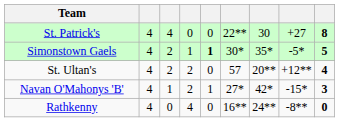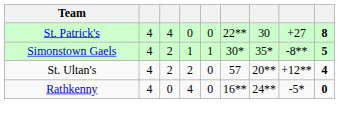(210, 51) bold -> (210, 51) normal
(297, 51) -5* -> (297, 51) -8**
- row: (72, 88)
(297, 107) -8** -> (297, 88) -5*
